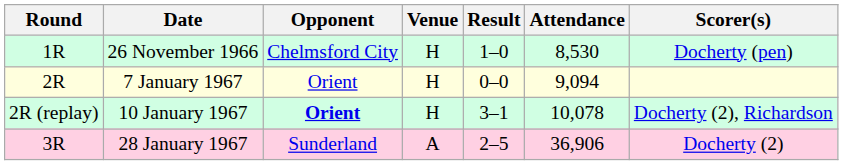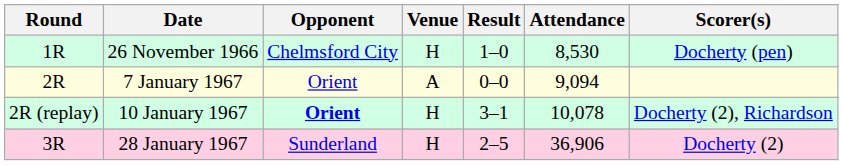(433, 81) H -> (433, 81) A
(433, 143) A -> (433, 143) H
